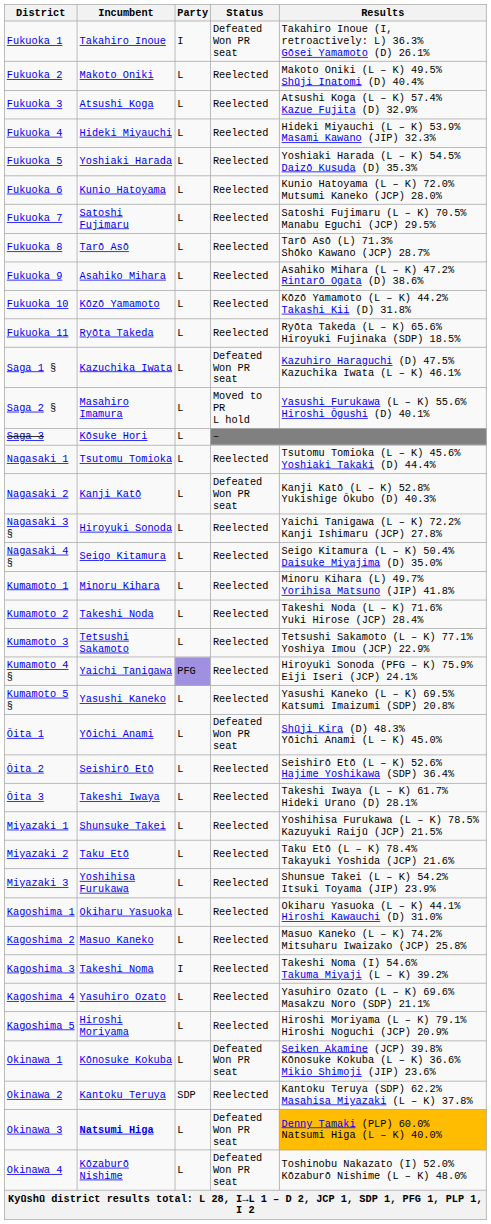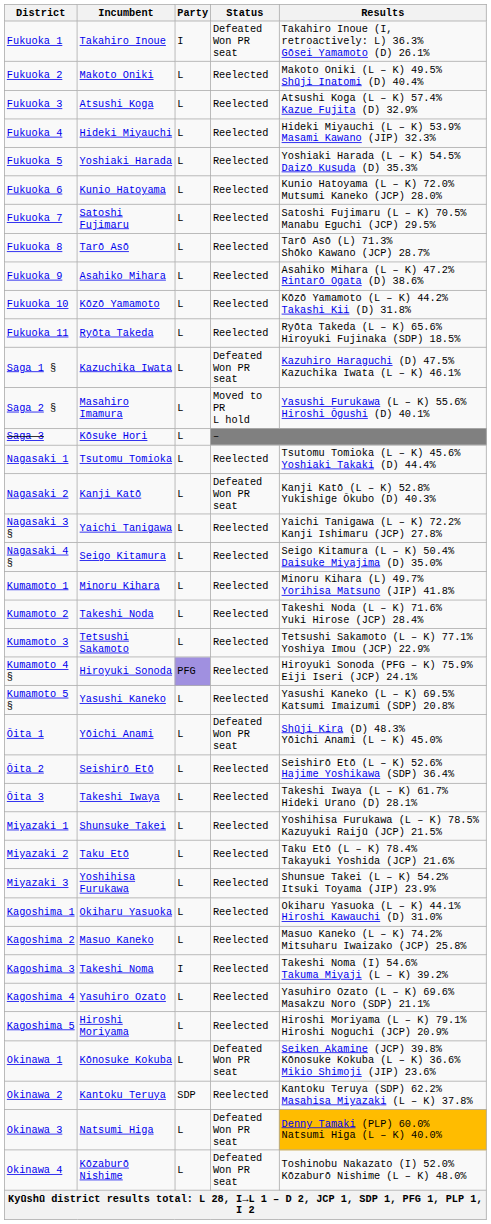(126, 528) Hiroyuki Sonoda -> (126, 528) Yaichi Tanigawa
(126, 671) Yaichi Tanigawa -> (126, 671) Hiroyuki Sonoda
(117, 1130) bold -> (117, 1130) normal
